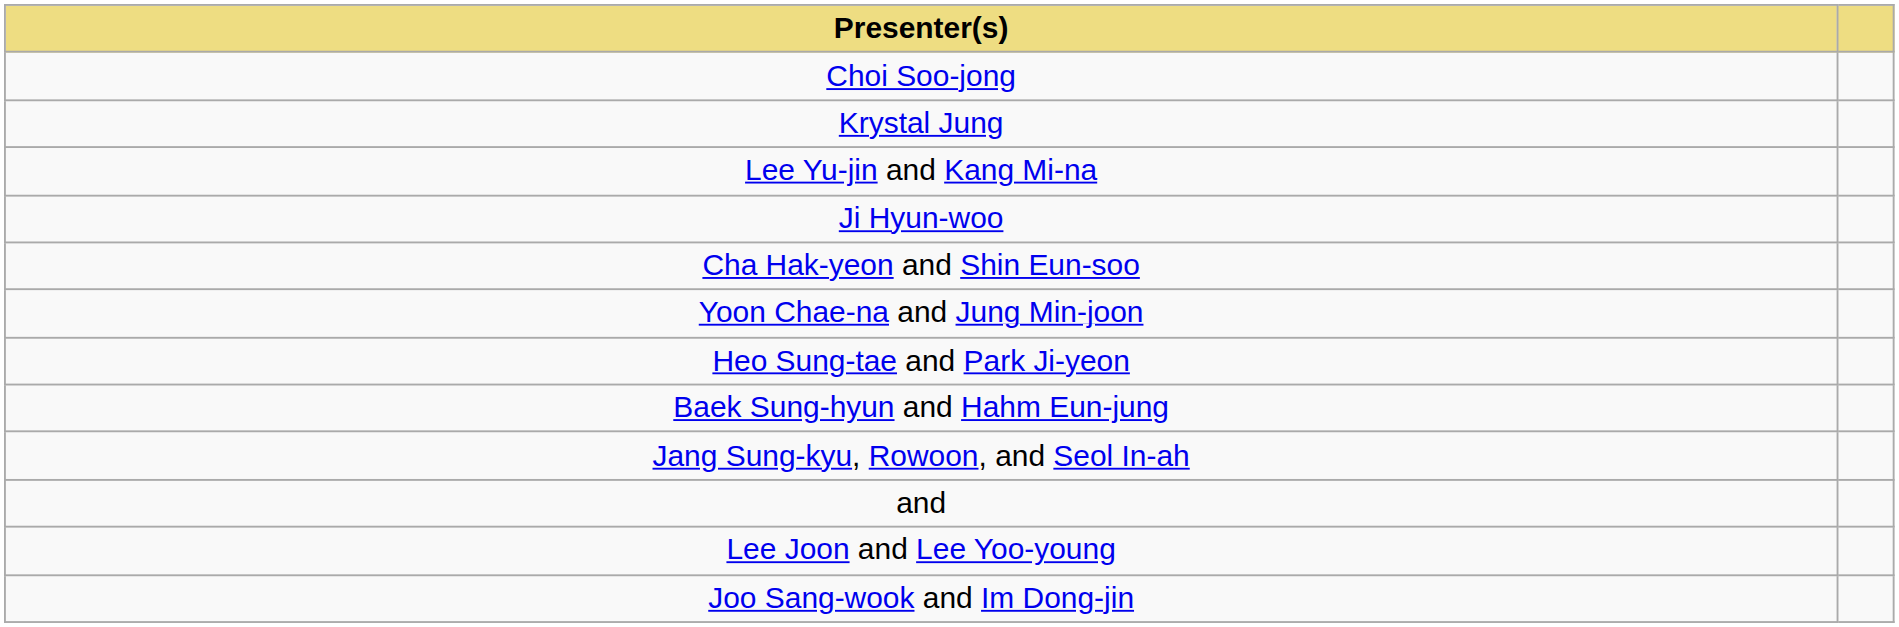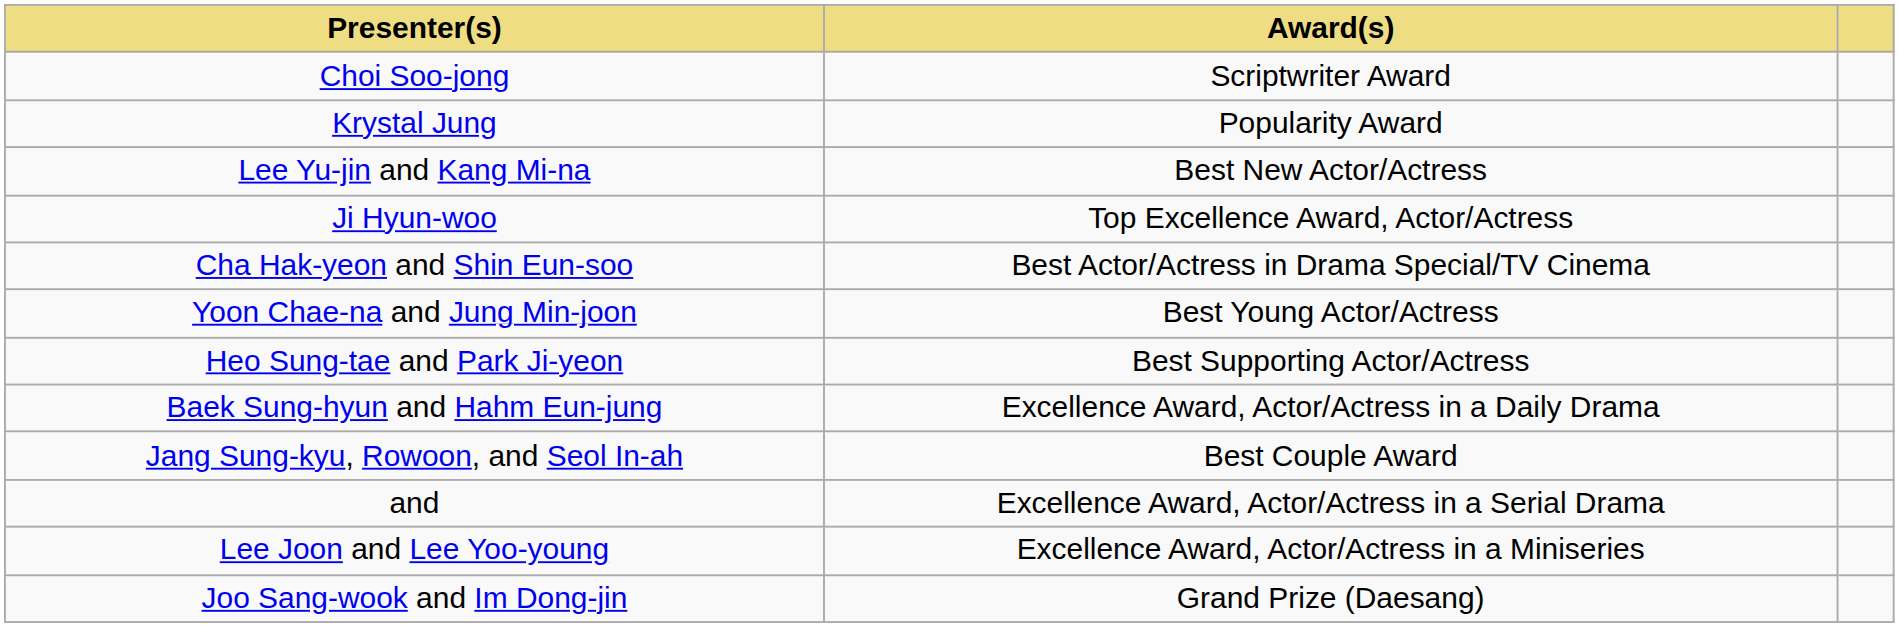+ column: (1331, 28)
